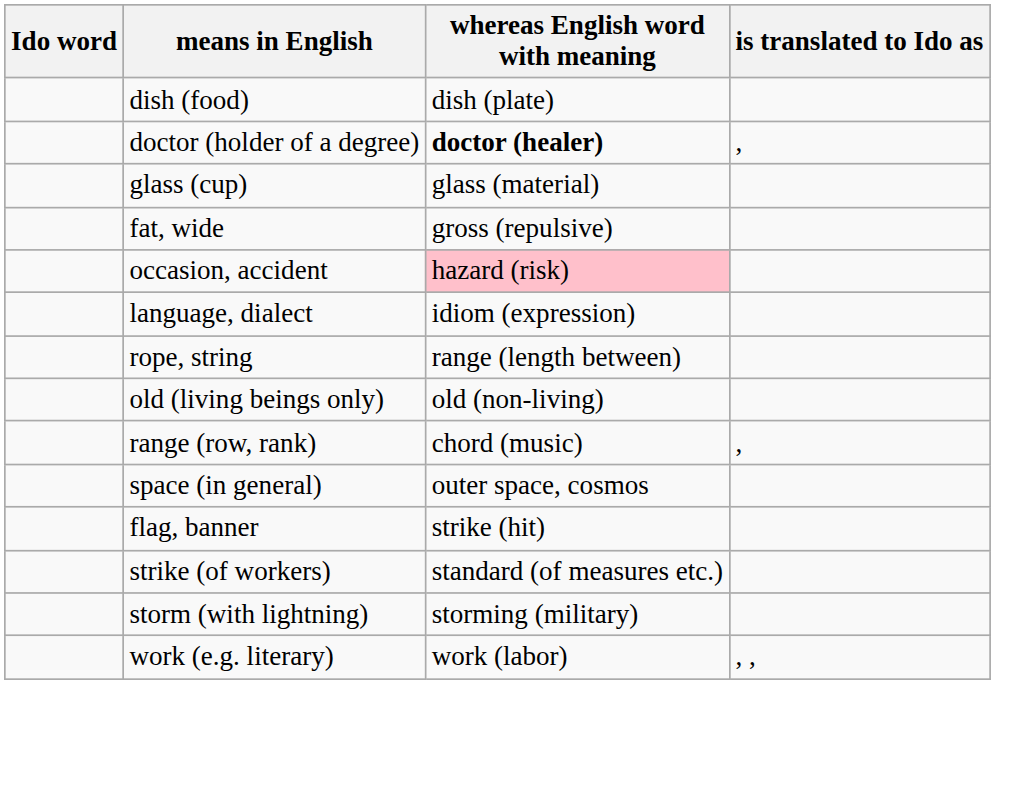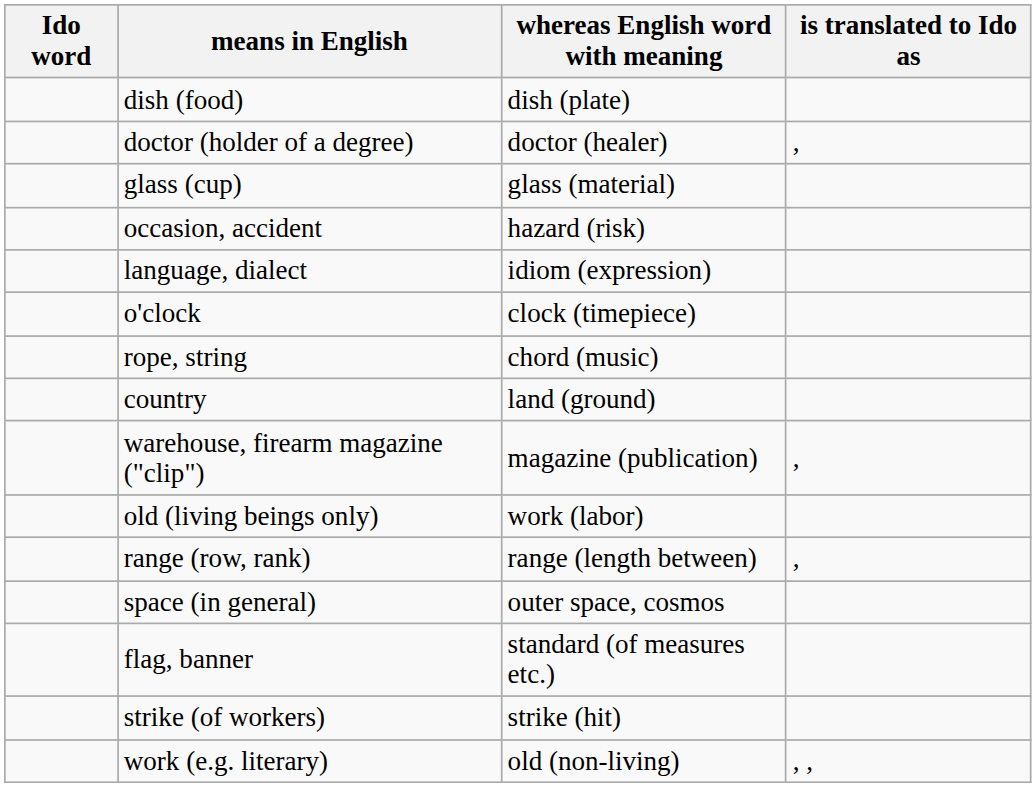(517, 142) bold -> (588, 142) normal
- row: (177, 227)
(500, 270) pink background -> (576, 227) no background
+ row: (162, 313)
(556, 356) range (length between) -> (583, 356) chord (music)
+ row: (165, 399)
+ row: (283, 457)
(518, 399) old (non-living) -> (576, 515) work (labor)
(507, 442) chord (music) -> (632, 558) range (length between)
(488, 528) strike (hit) -> (626, 659) standard (of measures etc.)
(577, 570) standard (of measures etc.) -> (564, 717) strike (hit)
- row: (249, 613)
(500, 656) work (labor) -> (594, 760) old (non-living)
